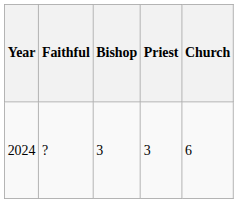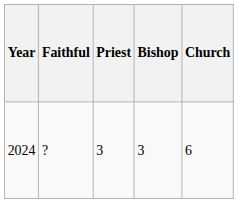columns swapped: (117, 53) <-> (161, 53)
